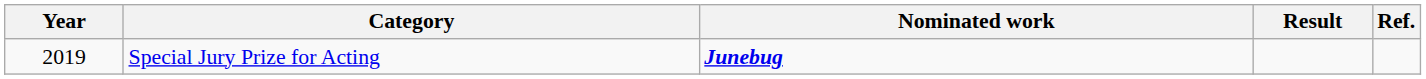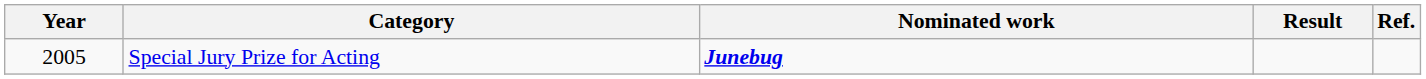(64, 56) 2019 -> (64, 56) 2005
